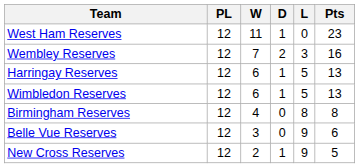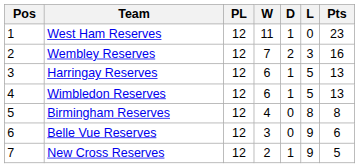+ column: (24, 14)
